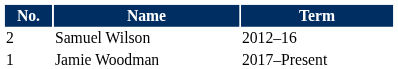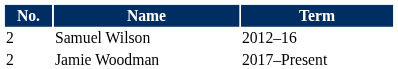(10, 59) 1 -> (10, 59) 2
